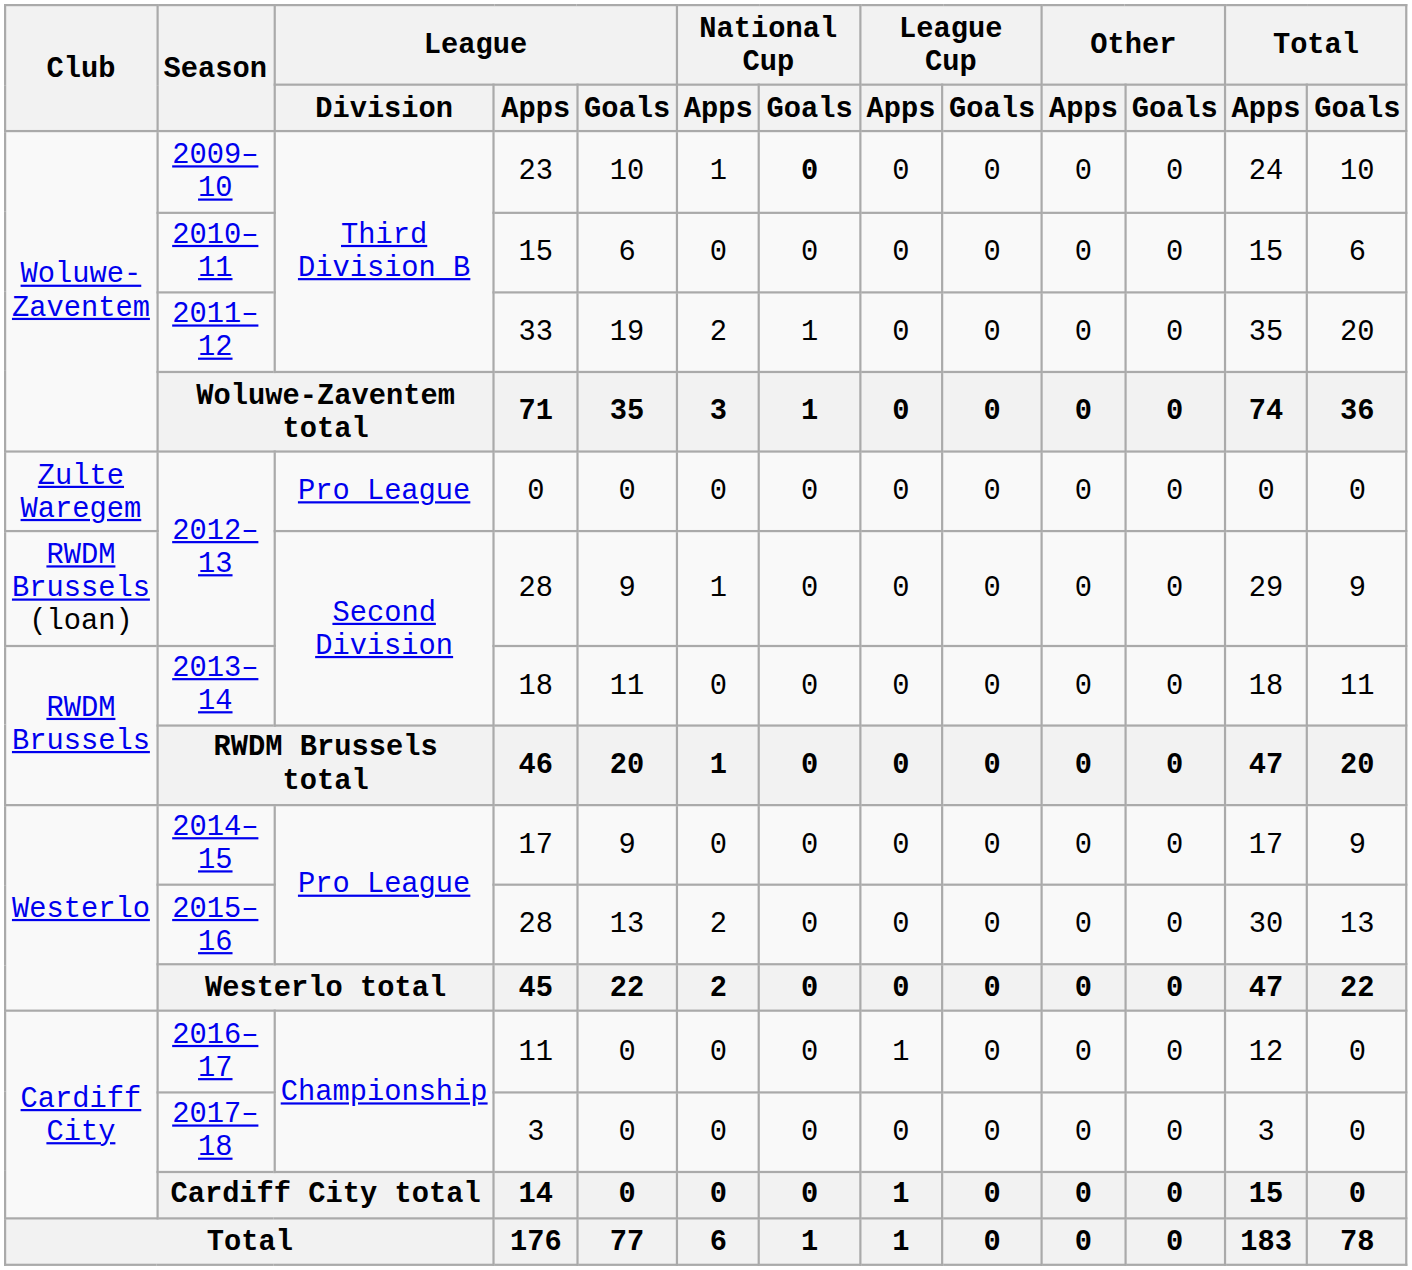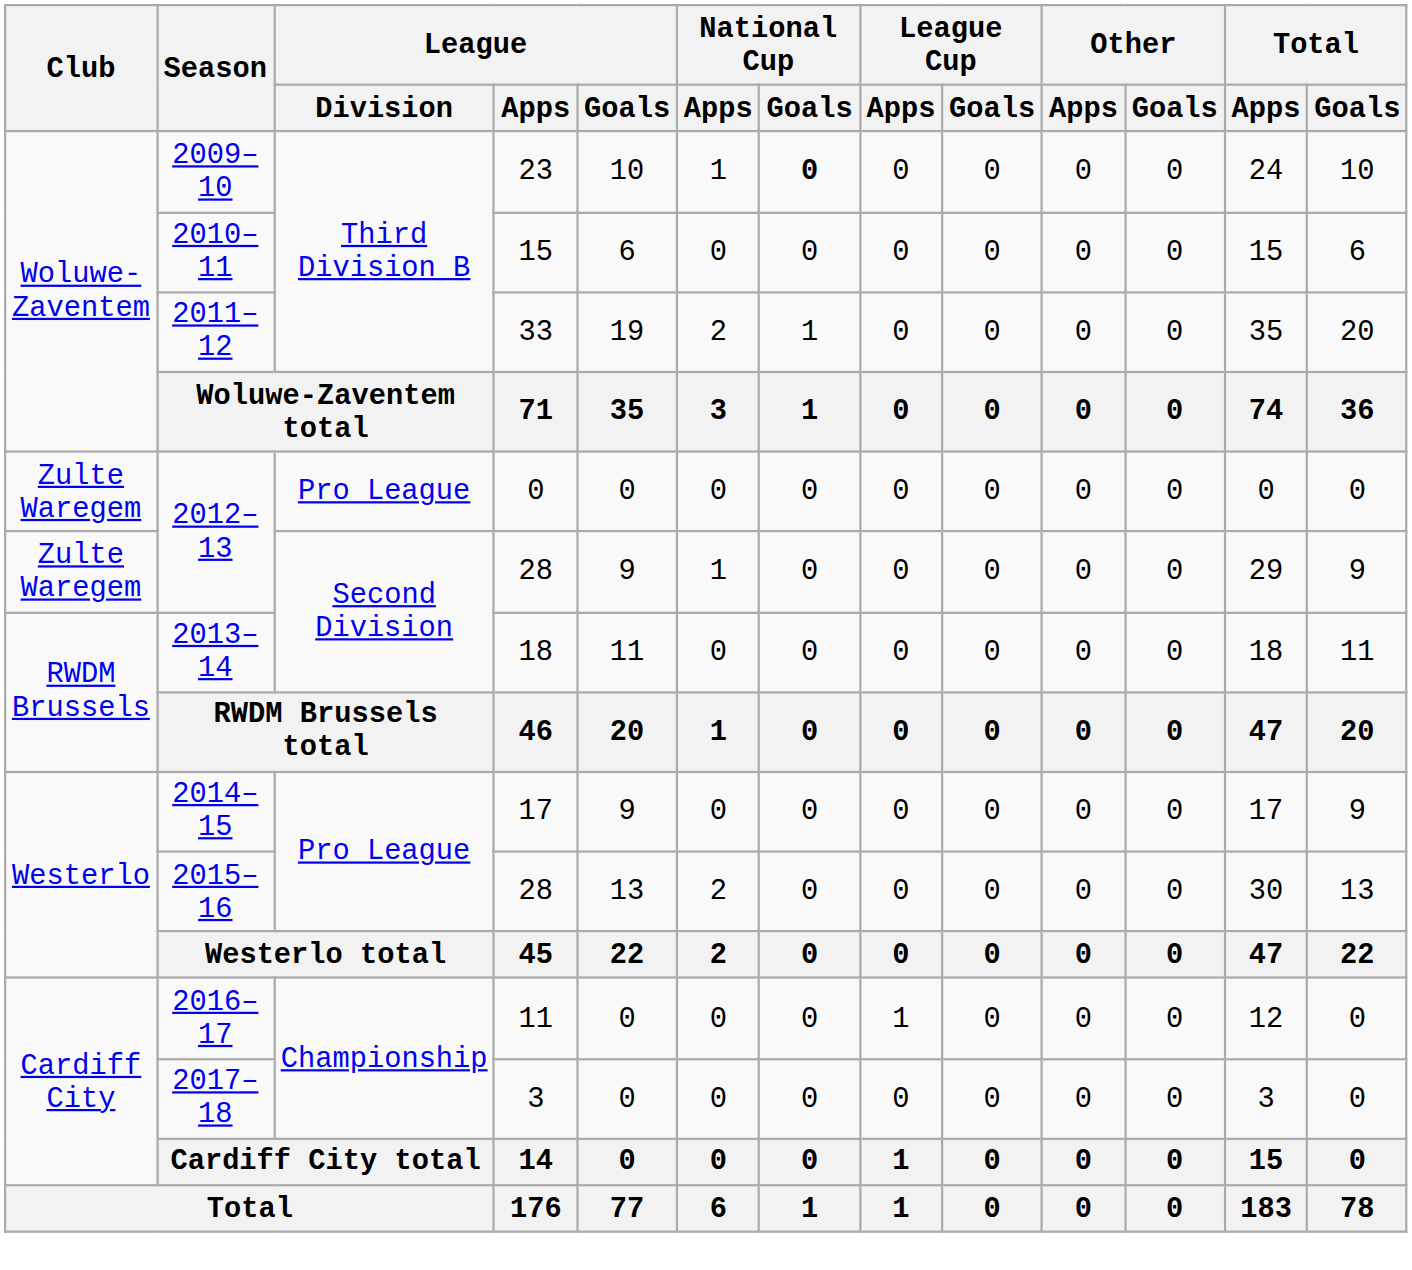(81, 588) RWDM Brussels (loan) -> (81, 572) Zulte Waregem
